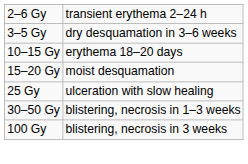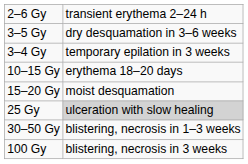+ row: (27, 52)
(140, 91) no background -> (140, 110) lightgrey background
